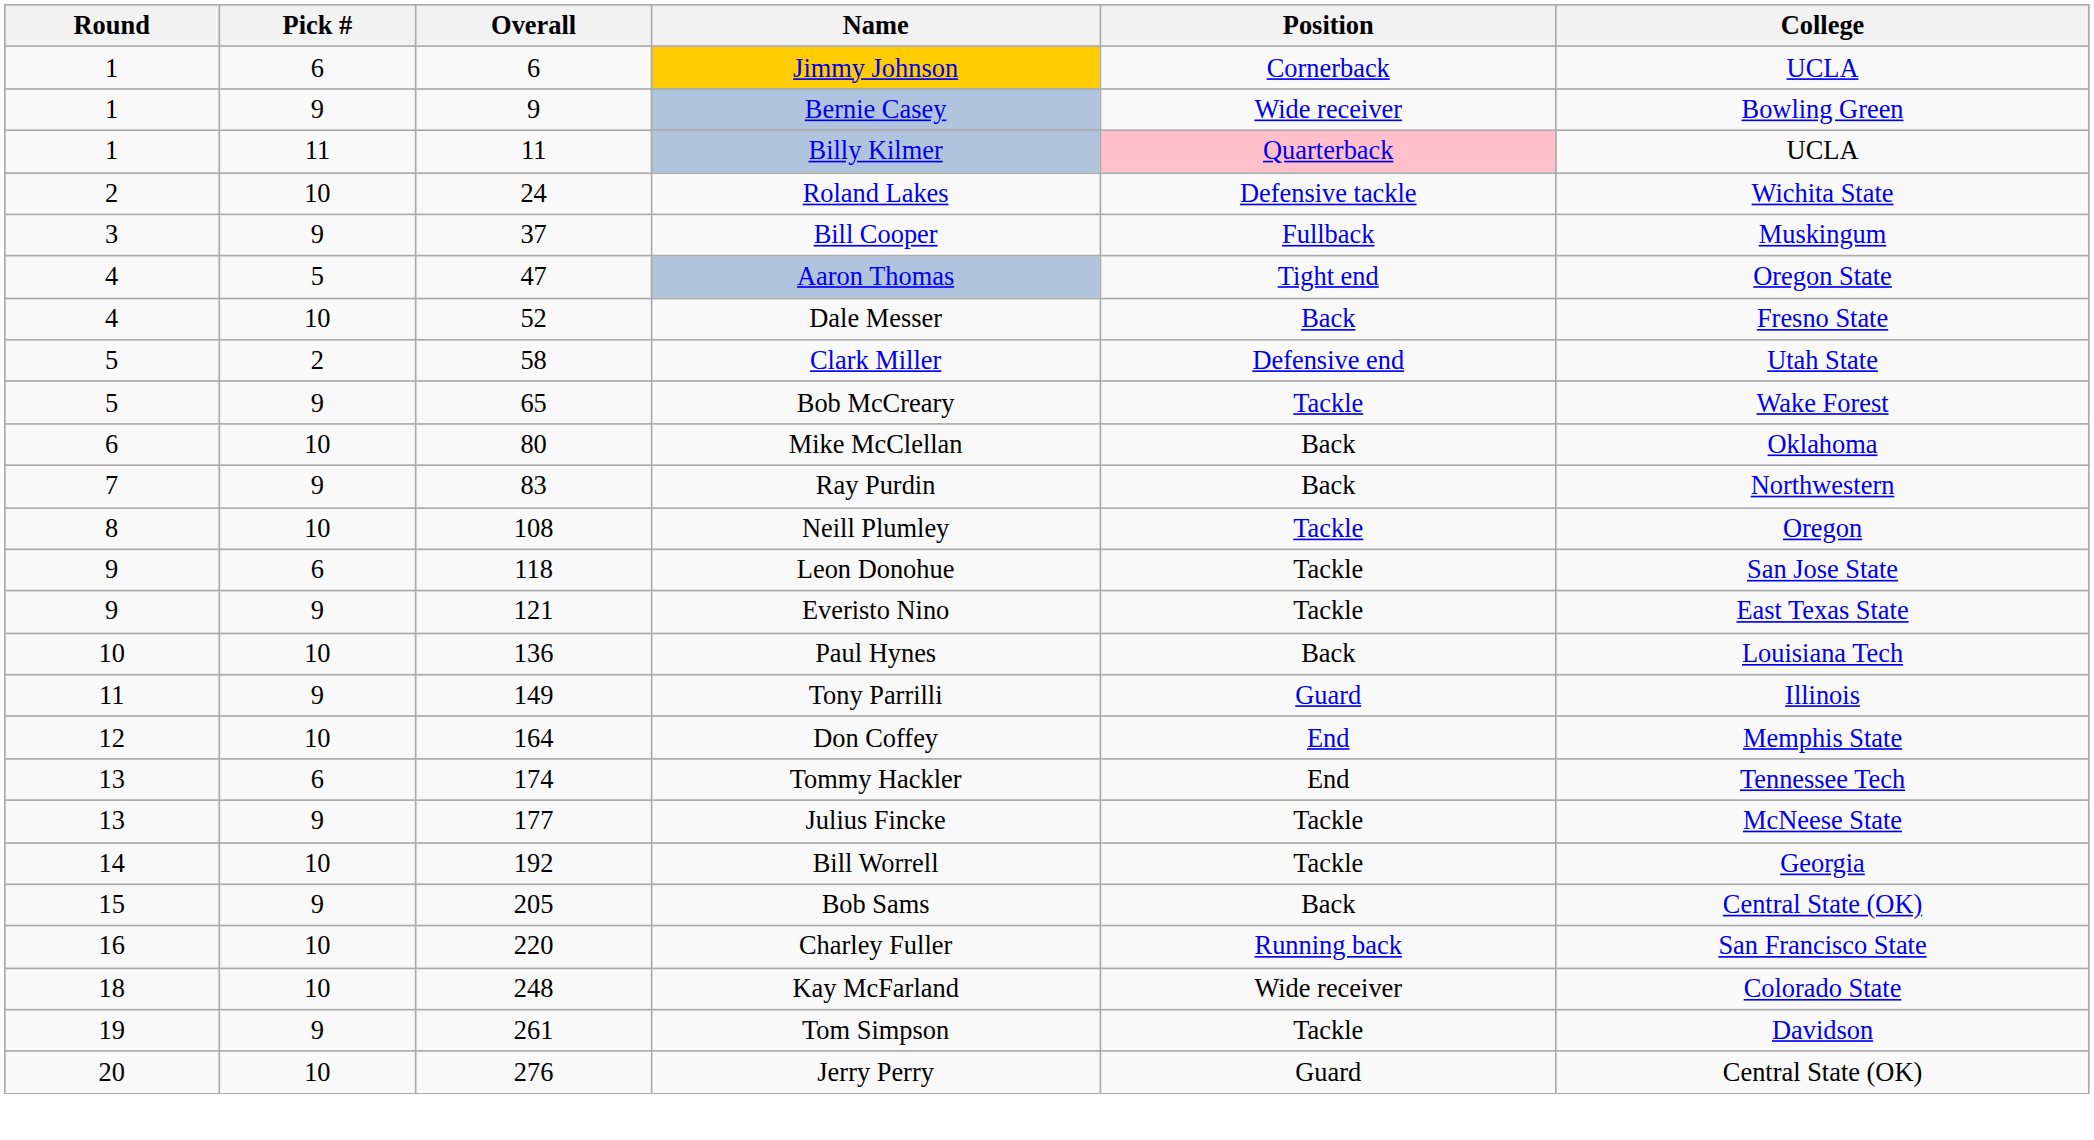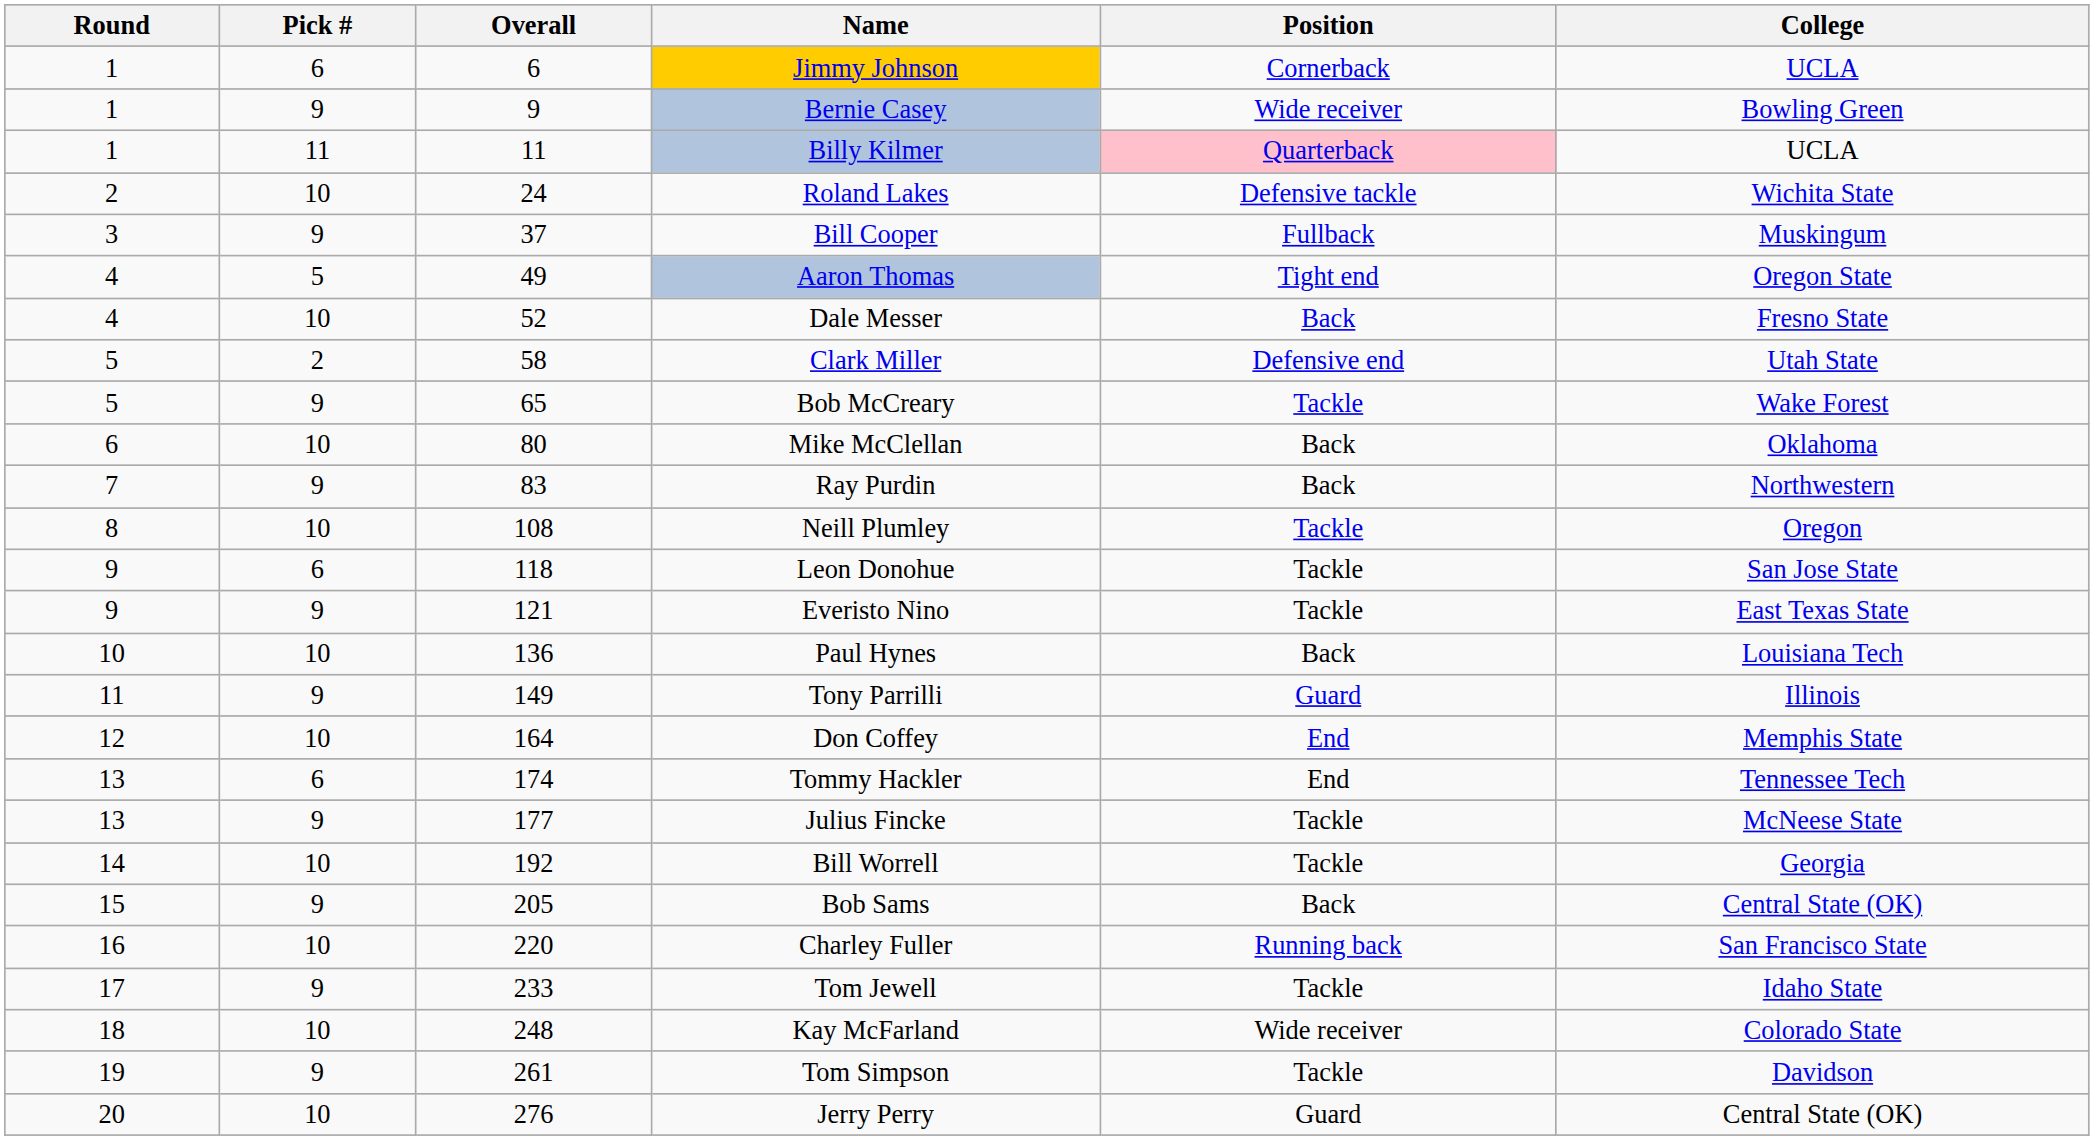(534, 276) 47 -> (534, 276) 49
+ row: (876, 988)
